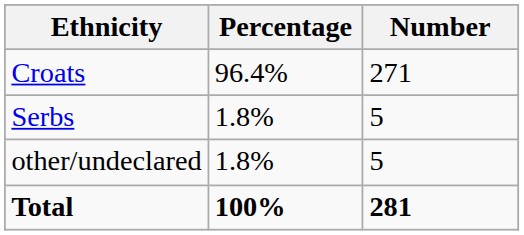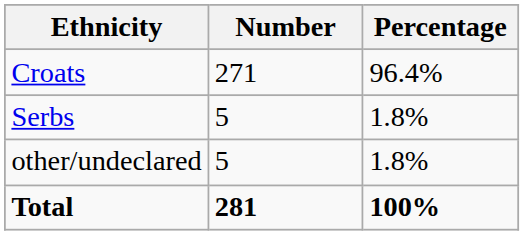columns swapped: (440, 26) <-> (286, 26)
